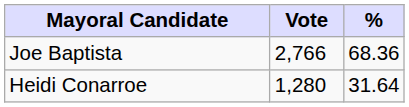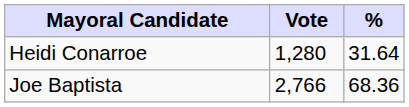rows swapped: (66, 53) <-> (78, 85)
